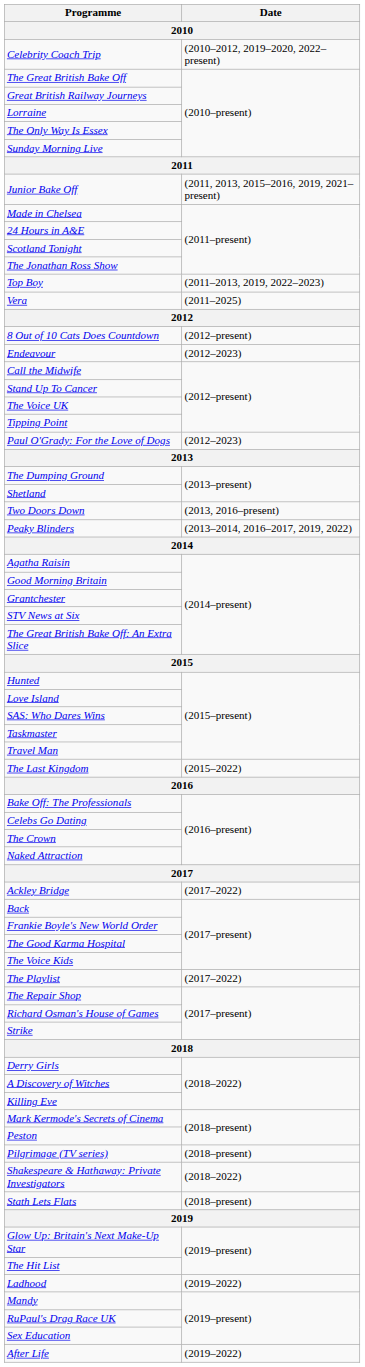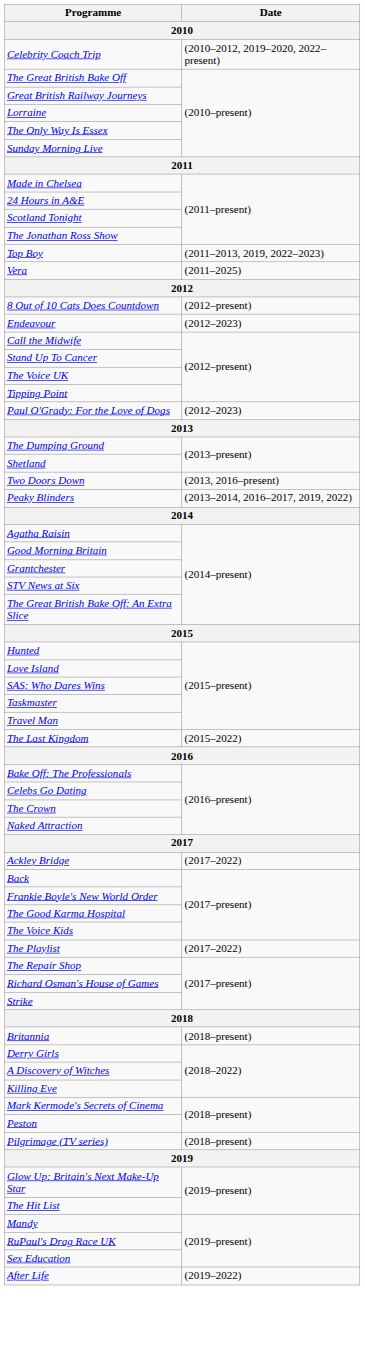- row: (42, 189)
+ row: (28, 1036)
- row: (84, 1177)
- row: (42, 1201)
- row: (27, 1283)
